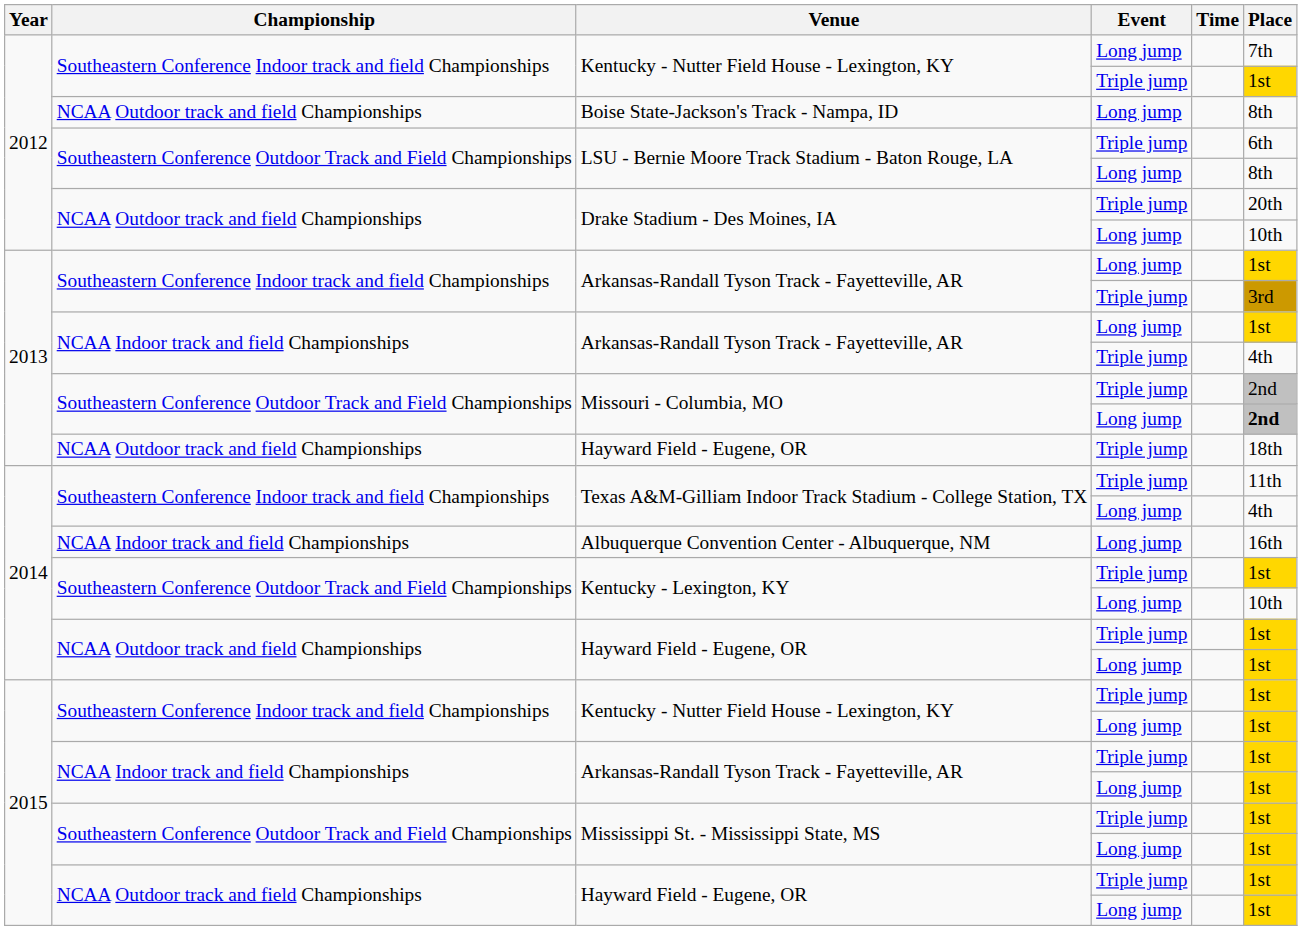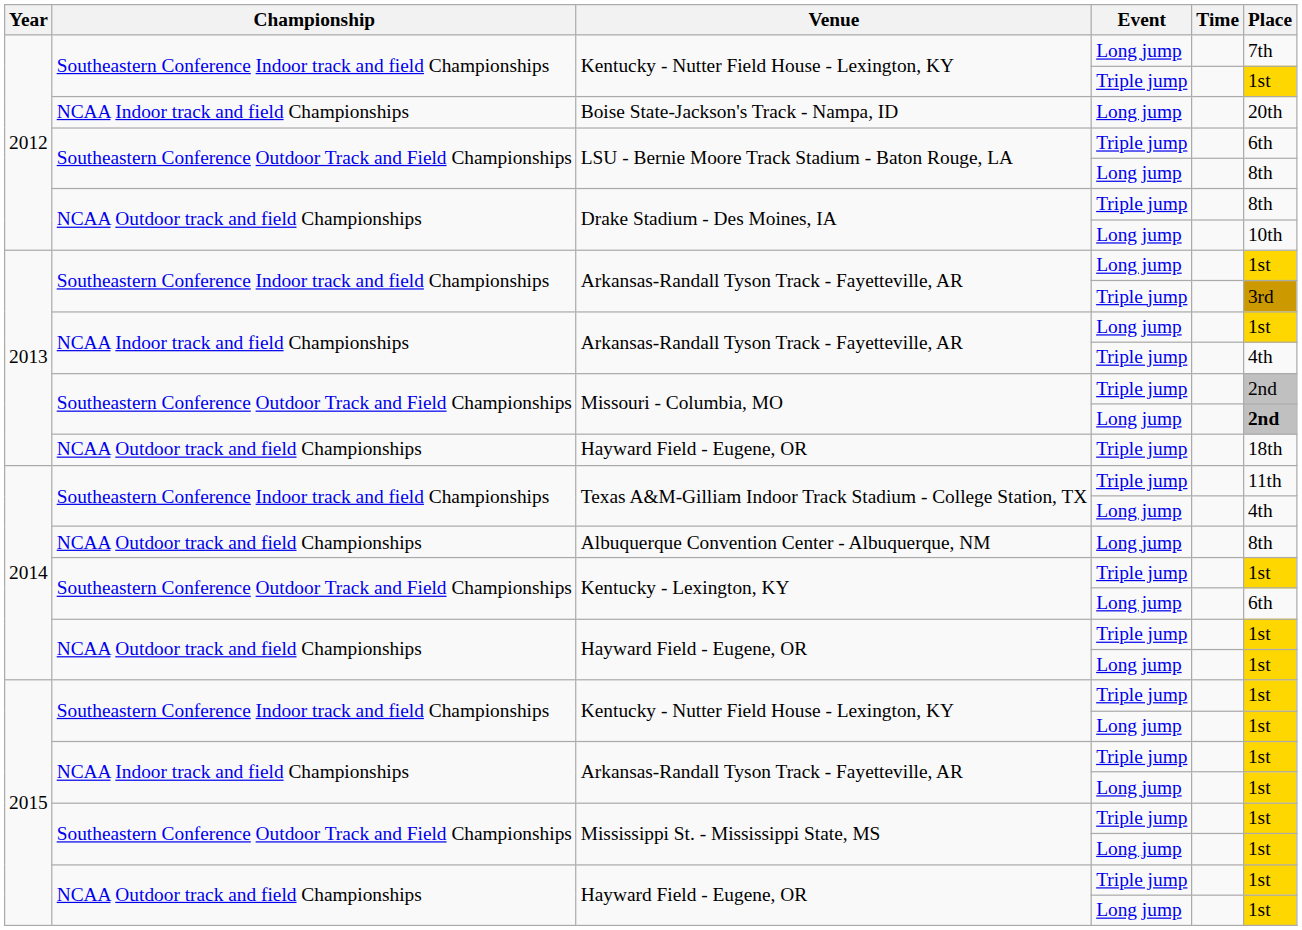(239, 111) NCAA Outdoor track and field Championships -> (233, 111) NCAA Indoor track and field Championships
(1260, 111) 8th -> (1265, 111) 20th
(1265, 204) 20th -> (1260, 204) 8th
(233, 541) NCAA Indoor track and field Championships -> (239, 541) NCAA Outdoor track and field Championships
(1265, 541) 16th -> (1260, 541) 8th
(1265, 603) 10th -> (1260, 603) 6th
